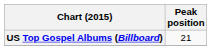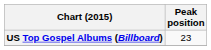(186, 38) 21 -> (186, 38) 23
